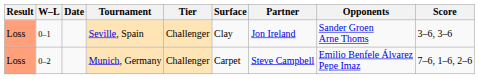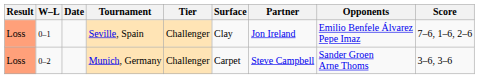(346, 33) Sander Groen Arne Thoms -> (366, 33) Emilio Benfele Álvarez Pepe Imaz
(435, 33) 3–6, 3–6 -> (445, 33) 7–6, 1–6, 2–6
(366, 60) Emilio Benfele Álvarez Pepe Imaz -> (346, 60) Sander Groen Arne Thoms
(445, 60) 7–6, 1–6, 2–6 -> (435, 60) 3–6, 3–6
